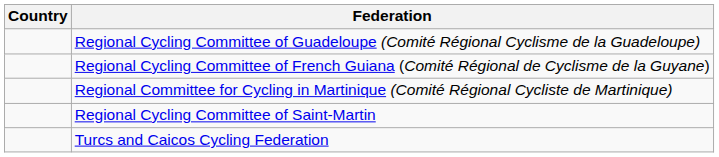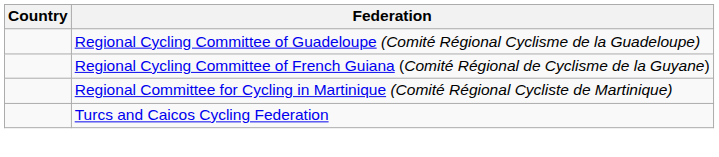- row: (225, 115)
